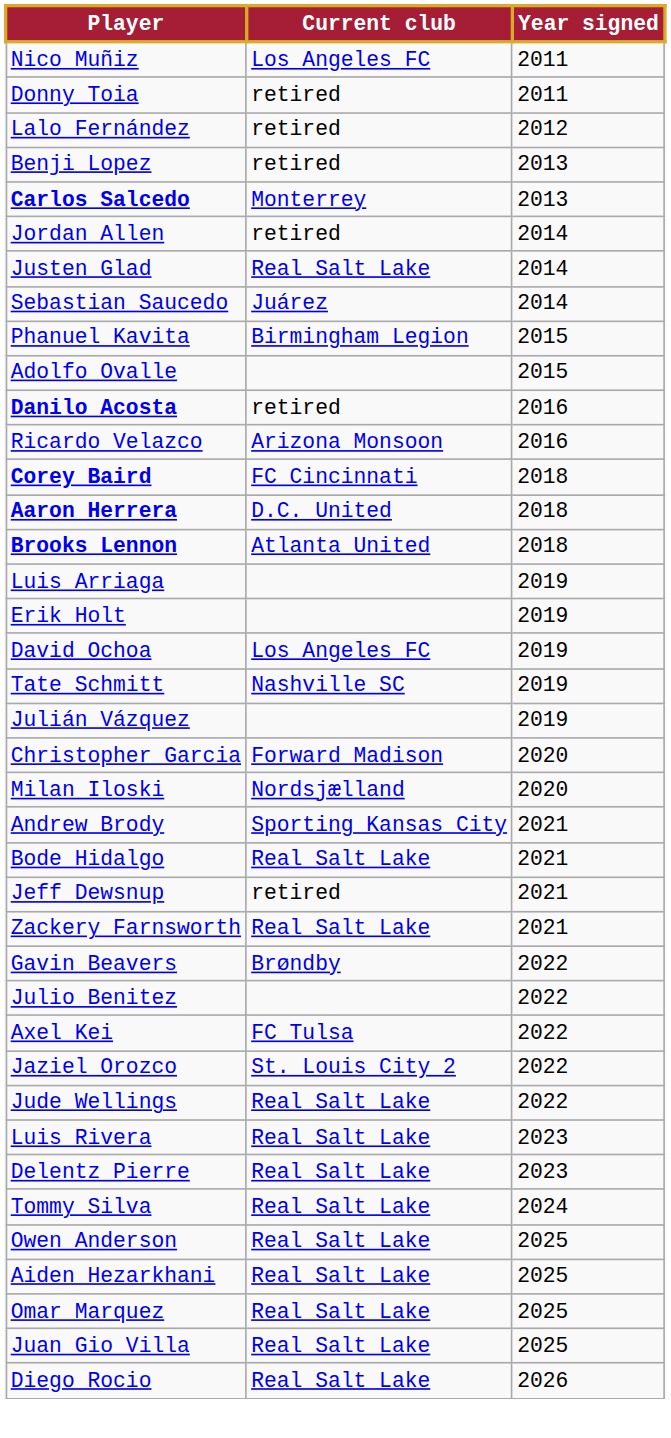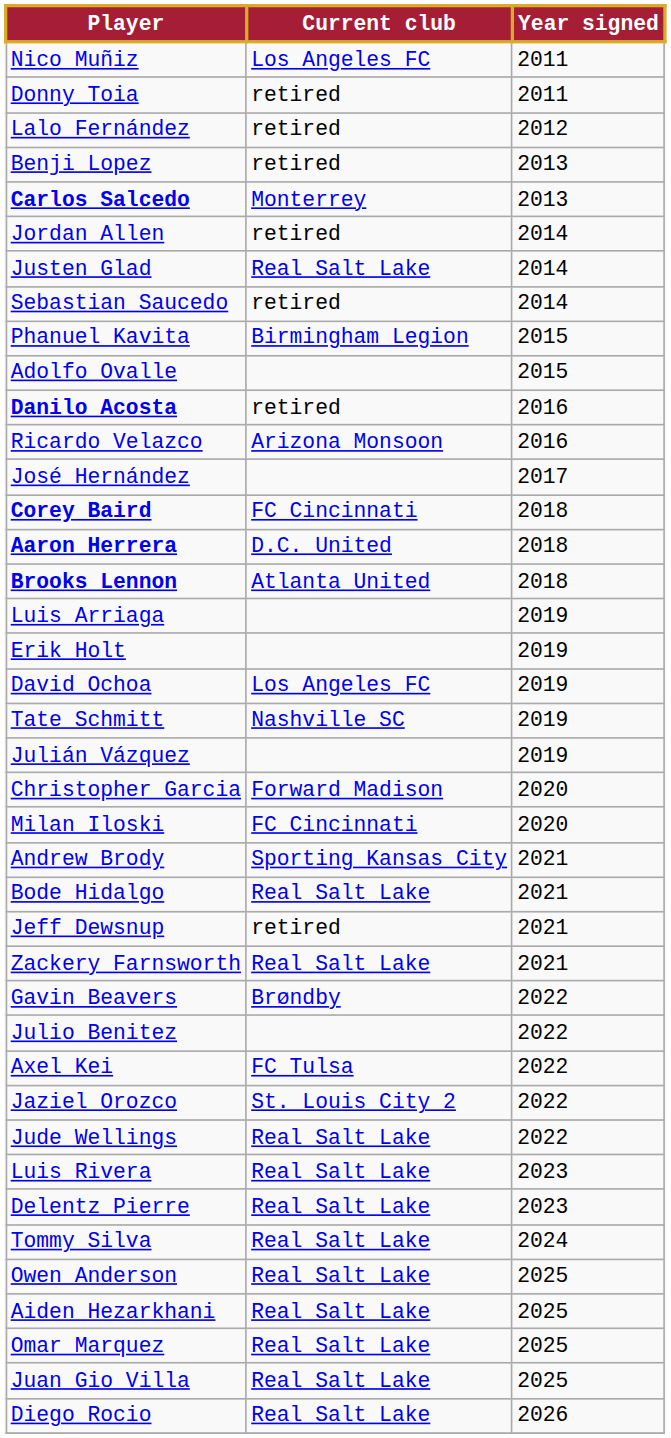(290, 303) Juárez -> (296, 303) retired
+ row: (100, 477)
(328, 790) Nordsjælland -> (334, 825) FC Cincinnati
